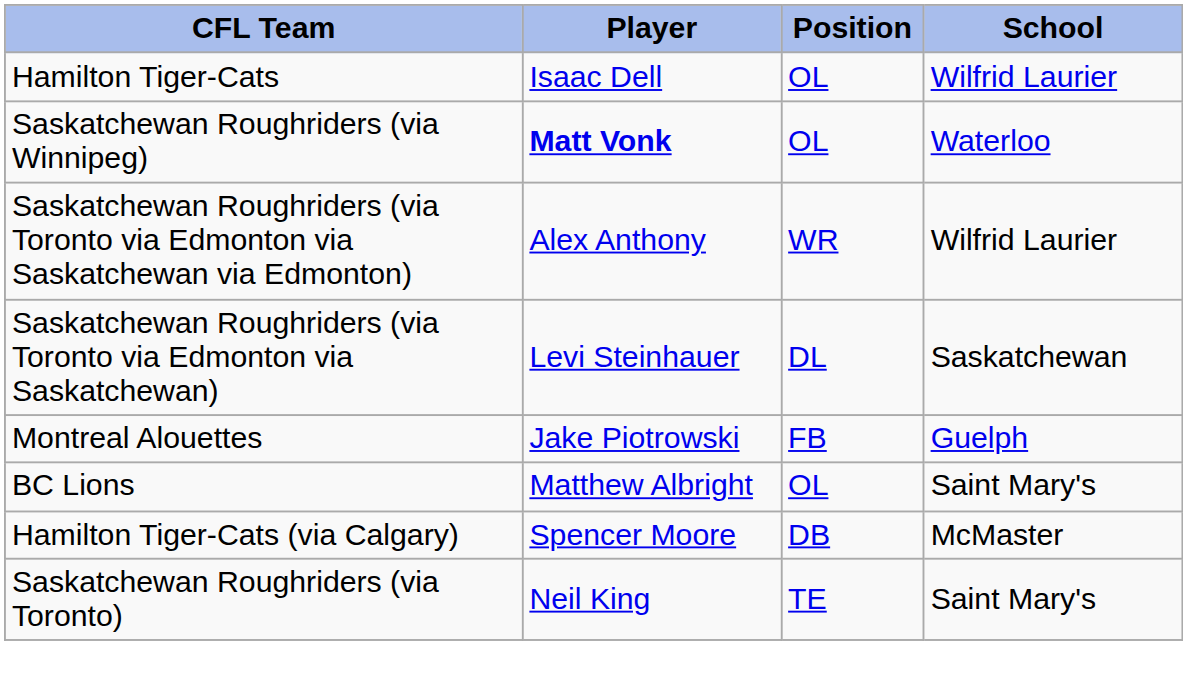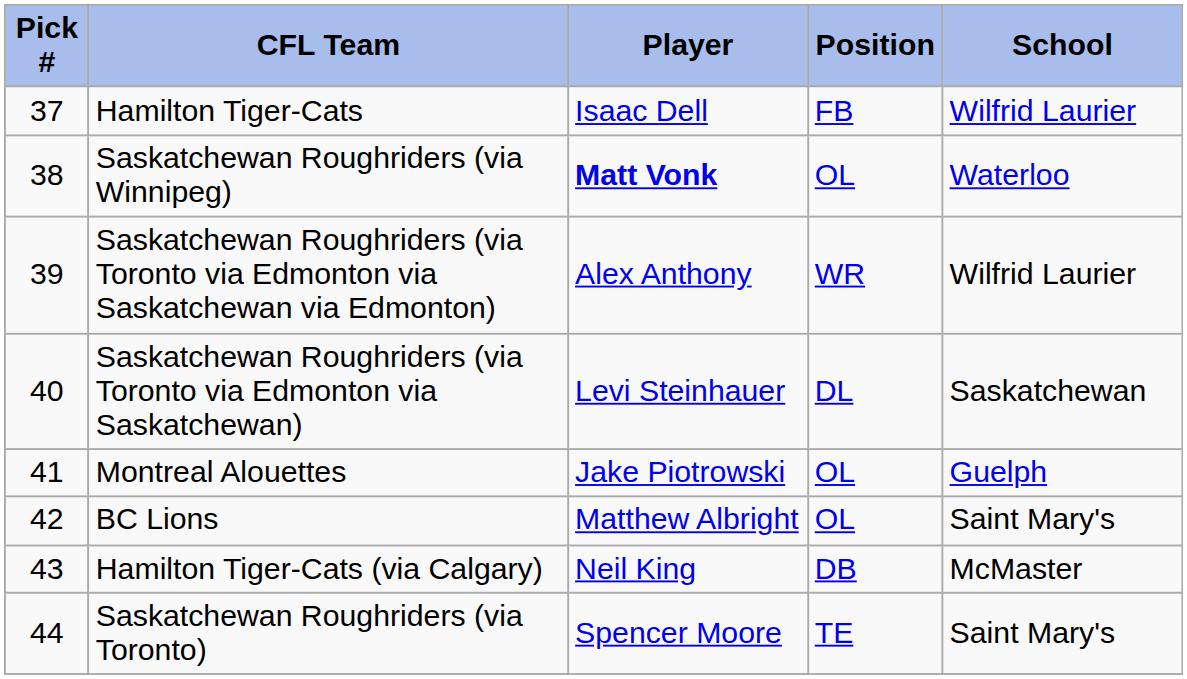+ column: (47, 45)
(808, 76) OL -> (834, 110) FB
(807, 438) FB -> (835, 472) OL
(633, 534) Spencer Moore -> (636, 568) Neil King
(590, 599) Neil King -> (678, 633) Spencer Moore
